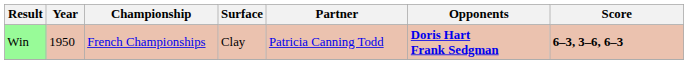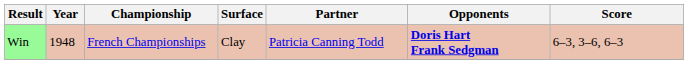(62, 42) 1950 -> (62, 42) 1948
(588, 42) bold -> (588, 42) normal
